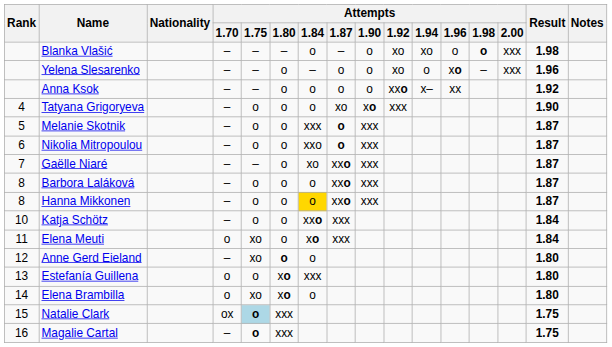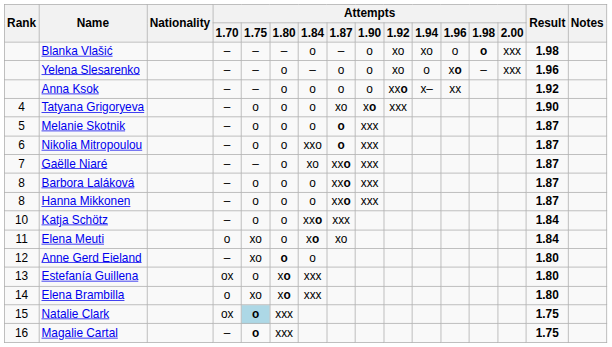(313, 126) xxx -> (313, 126) o
(313, 201) gold background -> (313, 201) no background
(341, 239) xxx -> (341, 239) xo
(227, 276) o -> (227, 276) ox
(313, 295) o -> (313, 295) xxx
